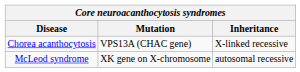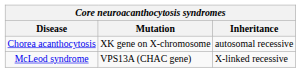(146, 43) VPS13A (CHAC gene) -> (155, 43) XK gene on X-chromosome
(251, 43) X-linked recessive -> (254, 43) autosomal recessive
(155, 59) XK gene on X-chromosome -> (146, 59) VPS13A (CHAC gene)
(254, 59) autosomal recessive -> (251, 59) X-linked recessive
